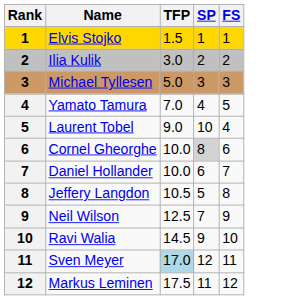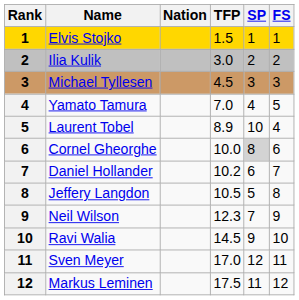+ column: (185, 15)
(173, 82) 5.0 -> (223, 82) 4.5
(173, 127) 9.0 -> (223, 127) 8.9
(177, 171) 10.0 -> (227, 171) 10.2
(177, 216) 12.5 -> (227, 216) 12.3
(177, 261) lightblue background -> (227, 261) no background
